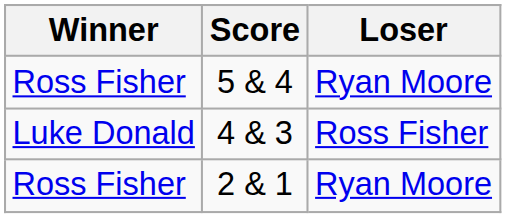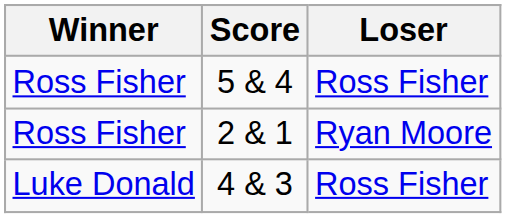(404, 81) Ryan Moore -> (402, 81) Ross Fisher
rows swapped: (255, 184) <-> (255, 133)
